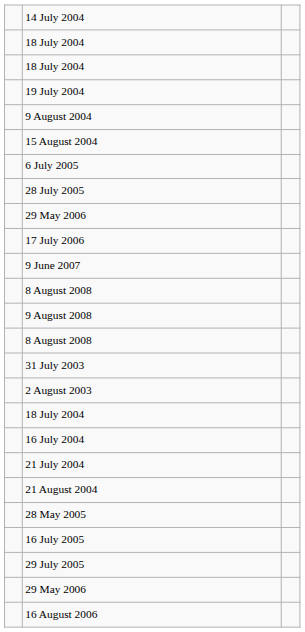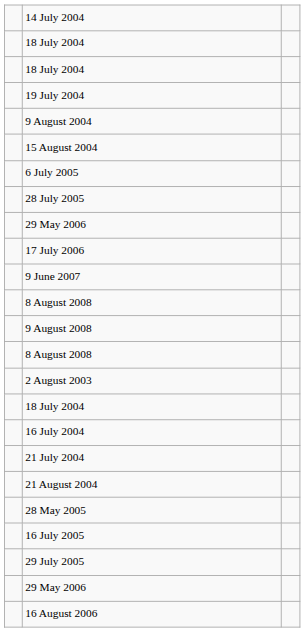- row: (13, 366)
